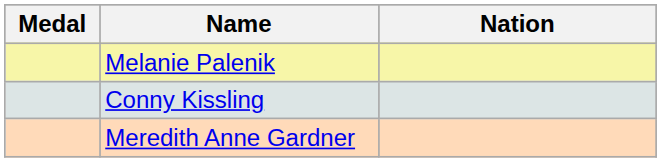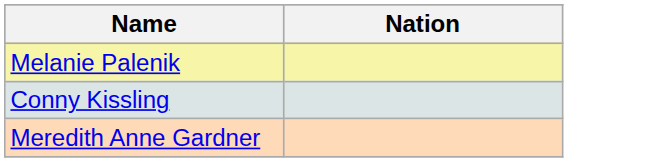- column: (52, 24)
